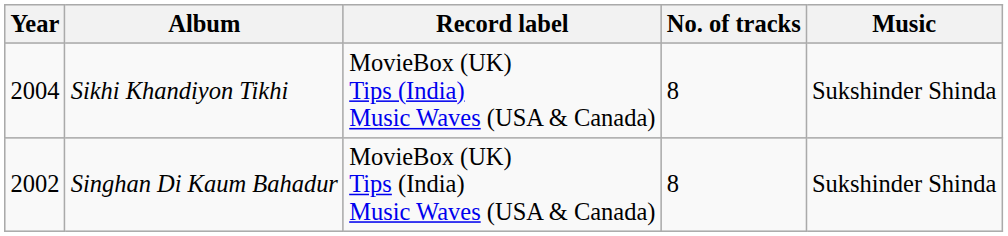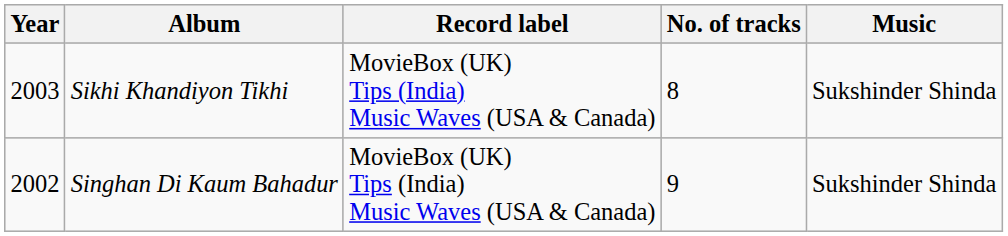(35, 90) 2004 -> (35, 90) 2003
(673, 184) 8 -> (673, 184) 9
